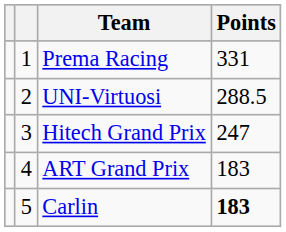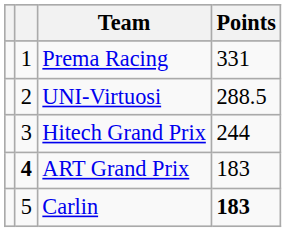(233, 132) 247 -> (233, 132) 244
(26, 169) normal -> (26, 169) bold
